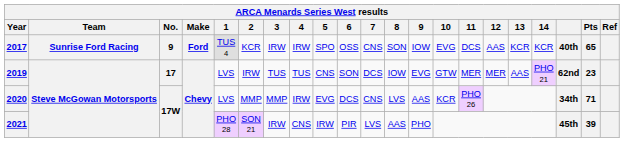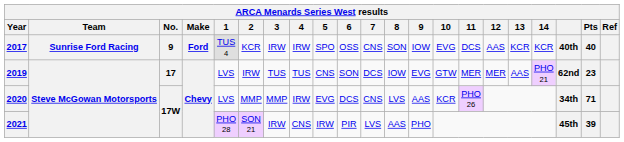(591, 47) 65 -> (591, 47) 40
